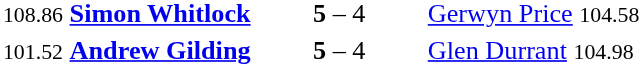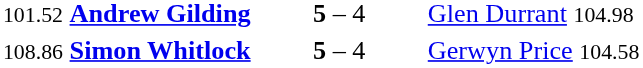rows swapped: (127, 50) <-> (127, 13)
